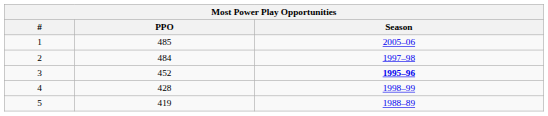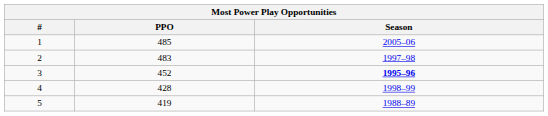(164, 58) 484 -> (164, 58) 483
